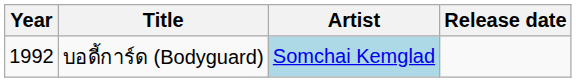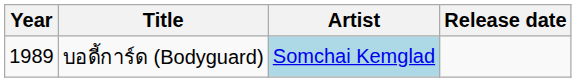(31, 56) 1992 -> (31, 56) 1989
